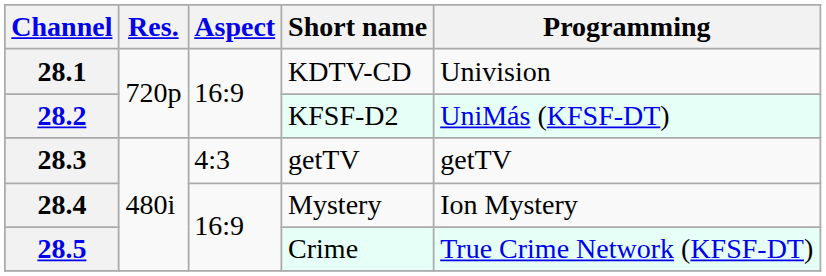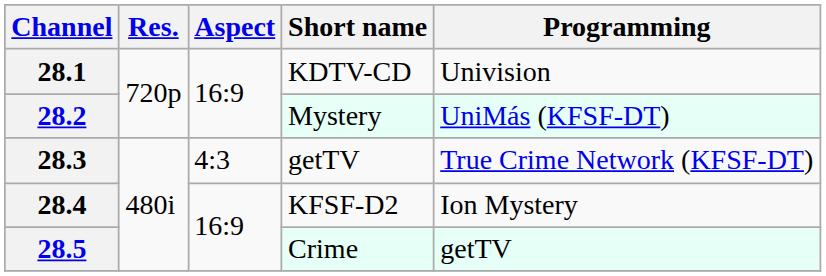(343, 115) KFSF-D2 -> (335, 115) Mystery
(476, 159) getTV -> (627, 159) True Crime Network (KFSF-DT)
(335, 204) Mystery -> (343, 204) KFSF-D2
(627, 248) True Crime Network (KFSF-DT) -> (476, 248) getTV
